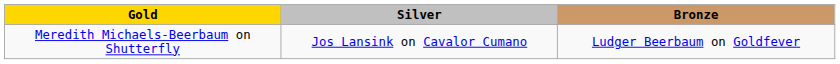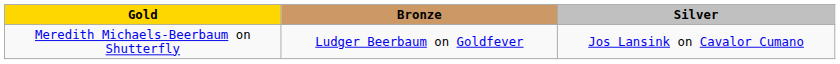columns swapped: (419, 15) <-> (696, 15)
